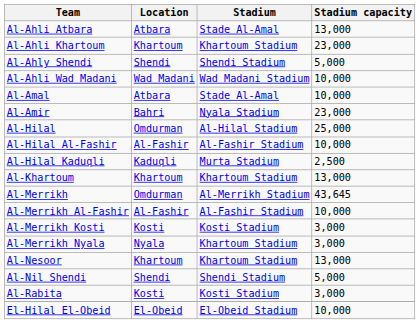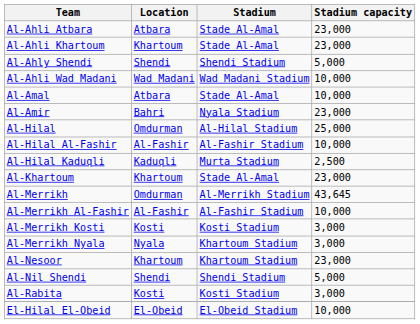(333, 29) 13,000 -> (333, 29) 23,000
(248, 46) Khartoum Stadium -> (239, 46) Stade Al-Amal
(248, 178) Khartoum Stadium -> (239, 178) Stade Al-Amal
(333, 178) 13,000 -> (333, 178) 23,000
(333, 261) 13,000 -> (333, 261) 23,000
